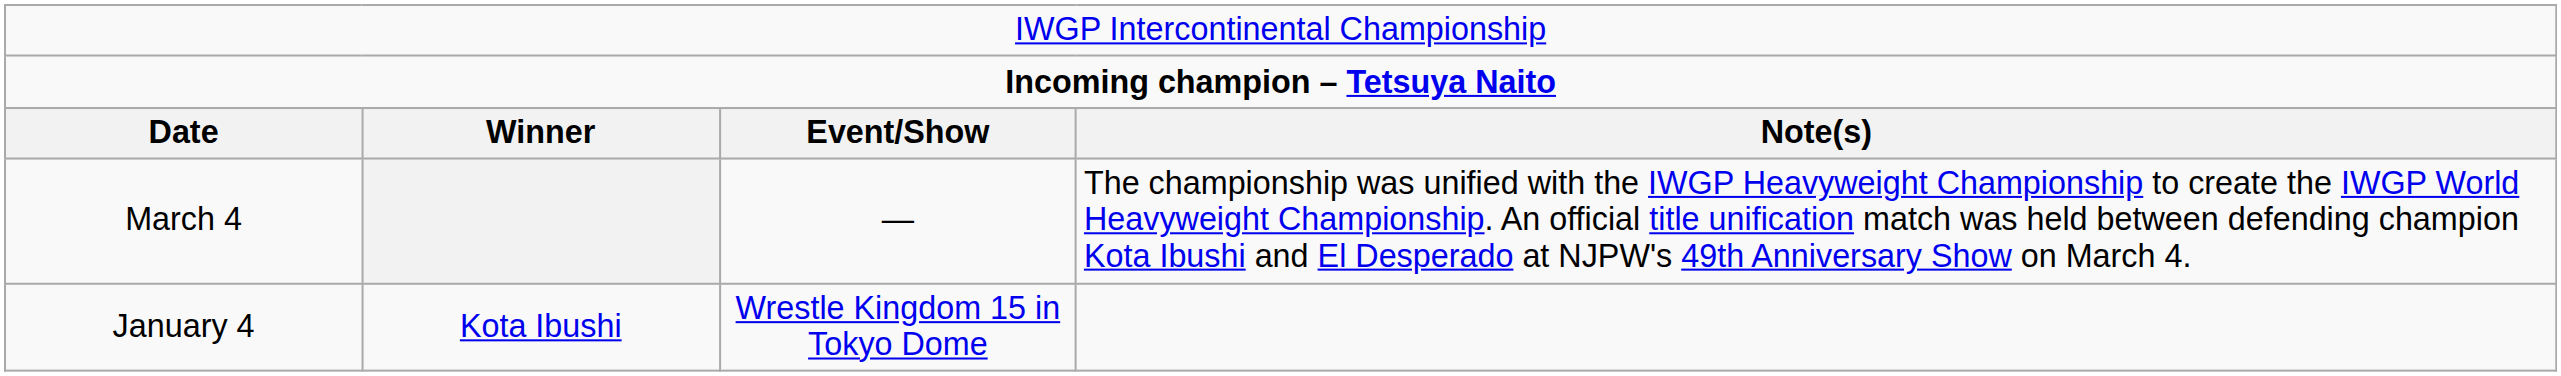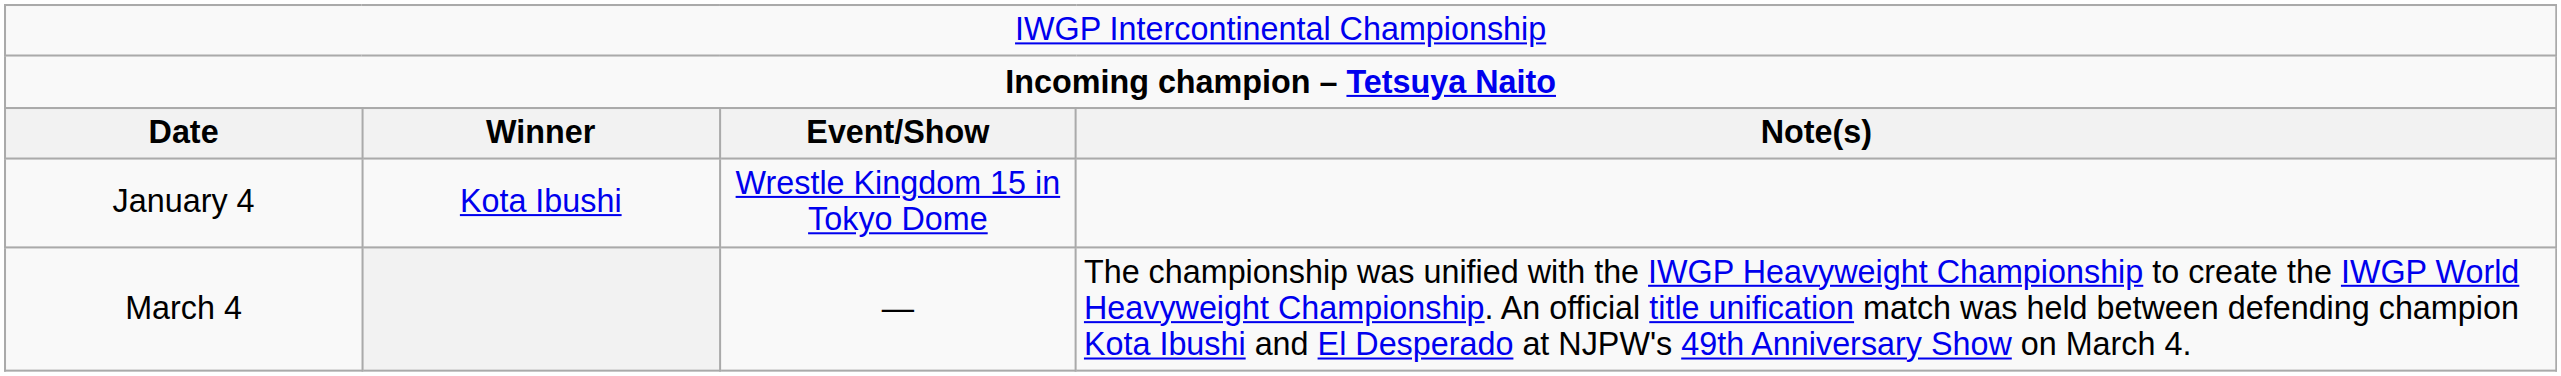rows swapped: (184, 326) <-> (184, 220)
